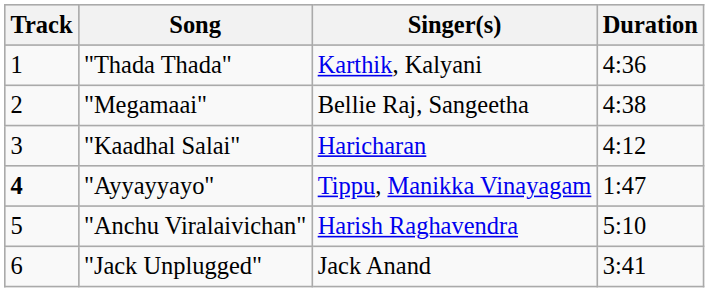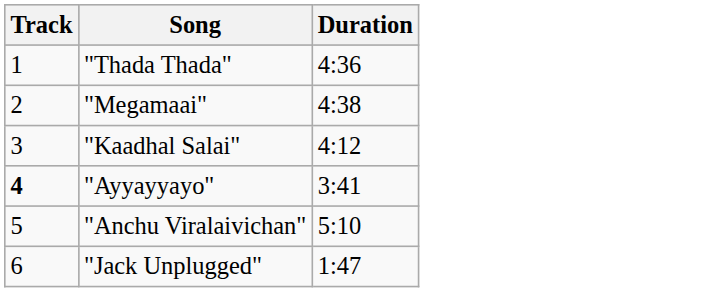- column: (454, 24)
(624, 186) 1:47 -> (339, 186) 3:41
(624, 266) 3:41 -> (339, 266) 1:47
